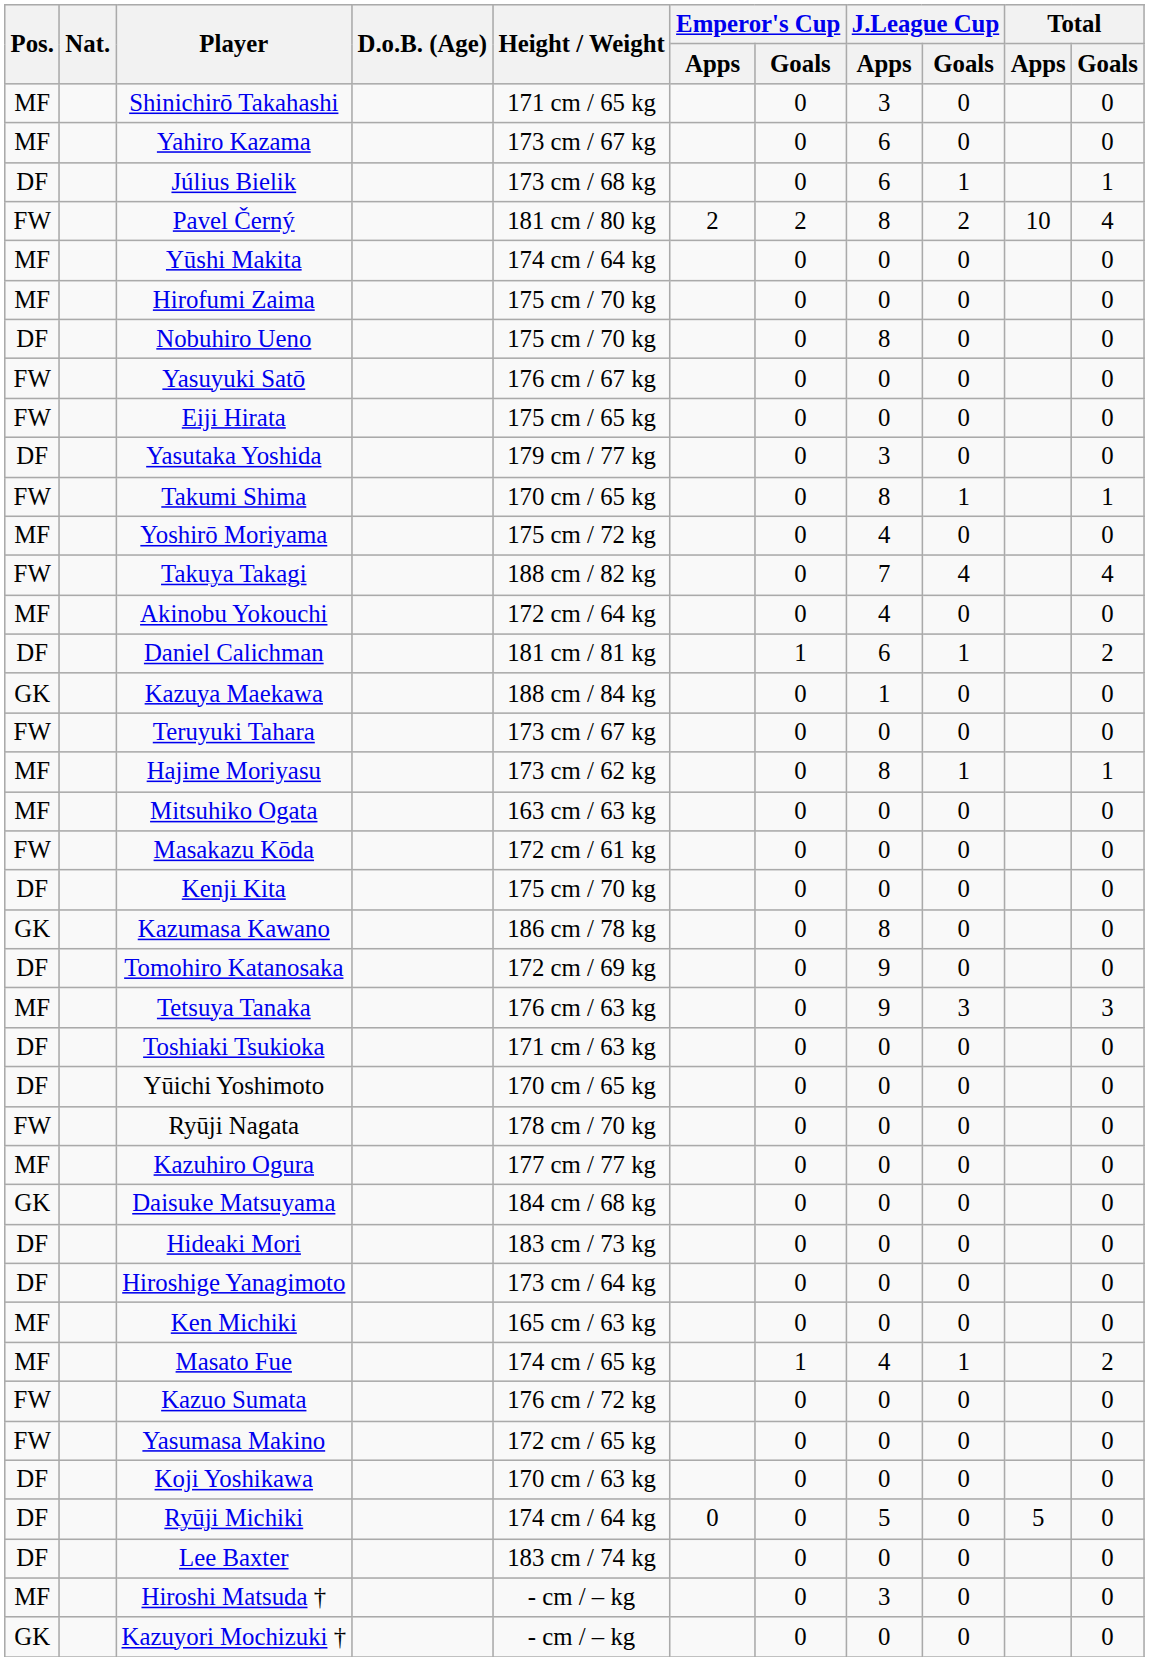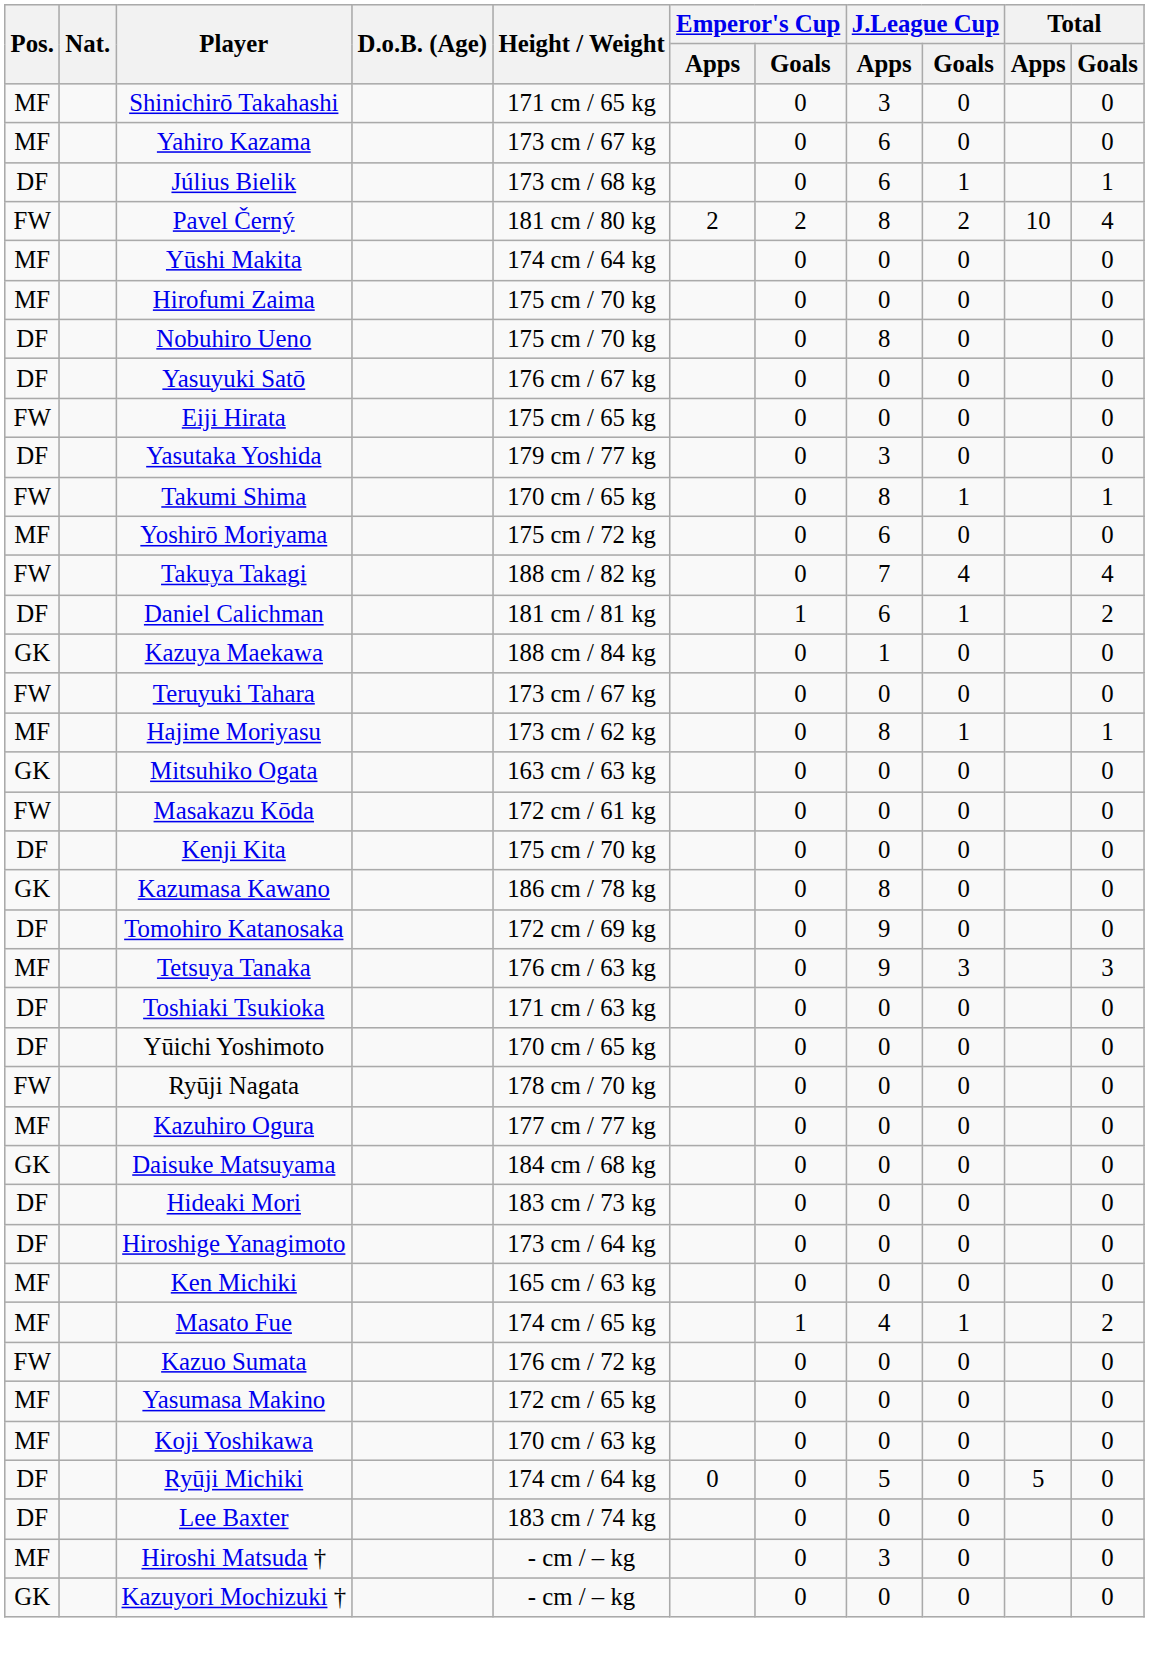(32, 378) FW -> (32, 378) DF
(884, 535) 4 -> (884, 535) 6
- row: (234, 614)
(32, 810) MF -> (32, 771) GK
(32, 1440) FW -> (32, 1400) MF
(32, 1479) DF -> (32, 1440) MF
